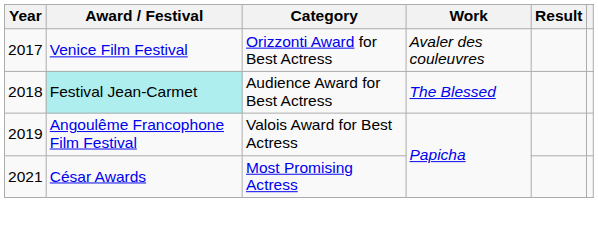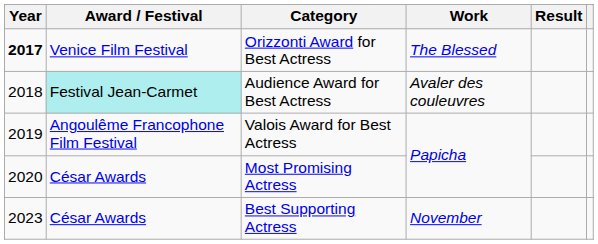(25, 50) normal -> (25, 50) bold
(447, 50) Avaler des couleuvres -> (453, 50) The Blessed
(453, 92) The Blessed -> (448, 92) Avaler des couleuvres
(25, 176) 2021 -> (25, 176) 2020
+ row: (300, 218)
